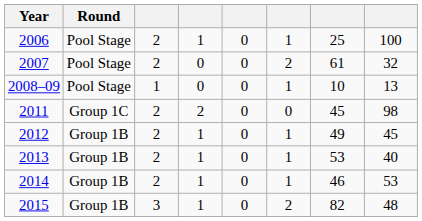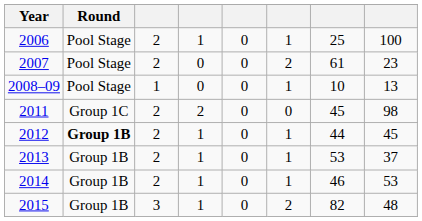(391, 63) 32 -> (391, 63) 23
(99, 134) normal -> (99, 134) bold
(337, 134) 49 -> (337, 134) 44
(391, 157) 40 -> (391, 157) 37
